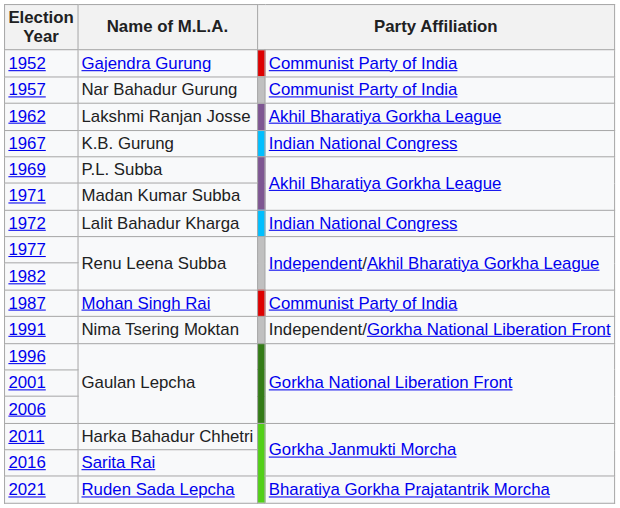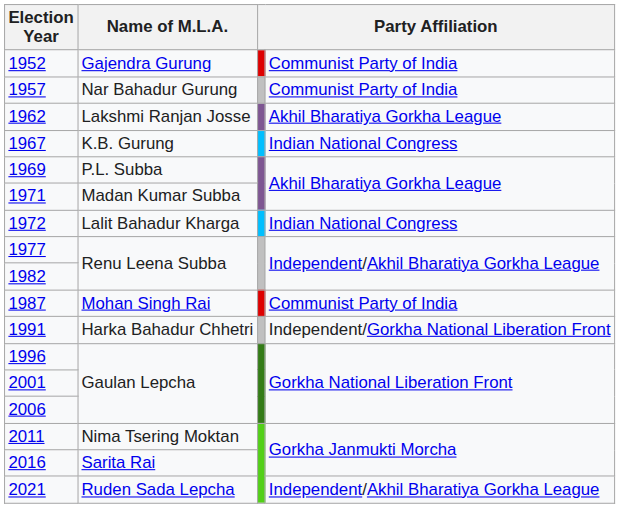(160, 329) Nima Tsering Moktan -> (167, 329) Harka Bahadur Chhetri
(167, 436) Harka Bahadur Chhetri -> (160, 436) Nima Tsering Moktan
(409, 489) Bharatiya Gorkha Prajatantrik Morcha -> (434, 489) Independent/Akhil Bharatiya Gorkha League
